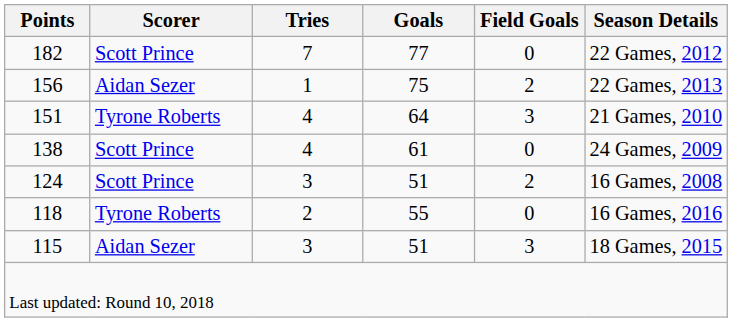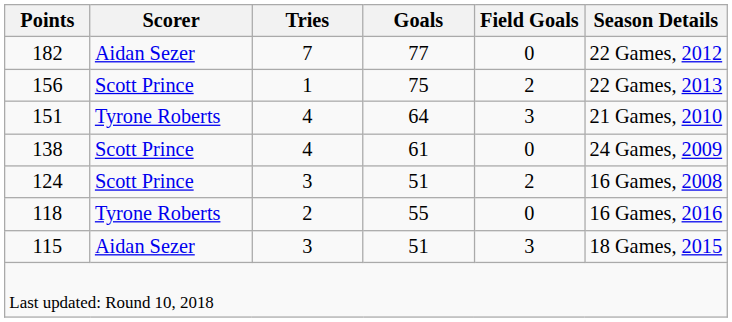(144, 52) Scott Prince -> (145, 52) Aidan Sezer
(145, 85) Aidan Sezer -> (144, 85) Scott Prince
